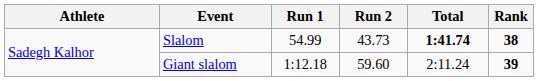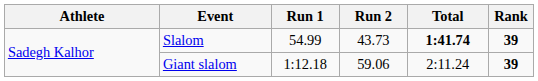(511, 40) 38 -> (511, 40) 39
(373, 64) 59.60 -> (373, 64) 59.06
